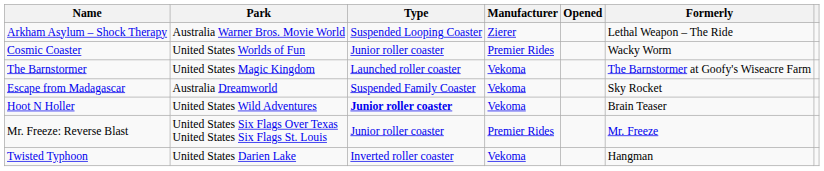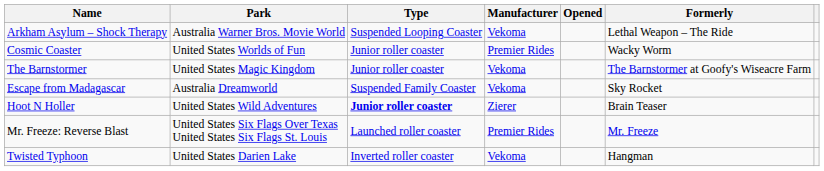(502, 32) Zierer -> (507, 32) Vekoma
(406, 69) Launched roller coaster -> (397, 69) Junior roller coaster
(507, 106) Vekoma -> (502, 106) Zierer
(397, 131) Junior roller coaster -> (406, 131) Launched roller coaster
